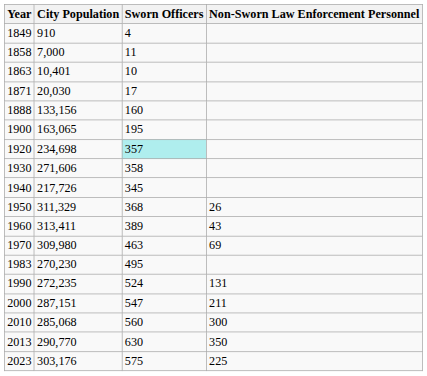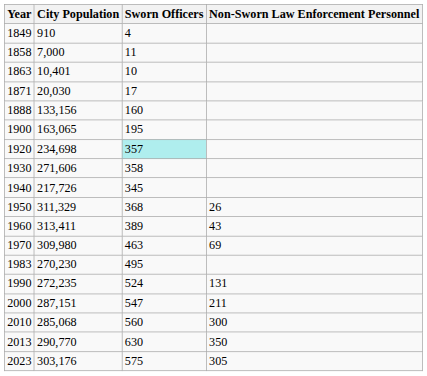(218, 361) 225 -> (218, 361) 305
